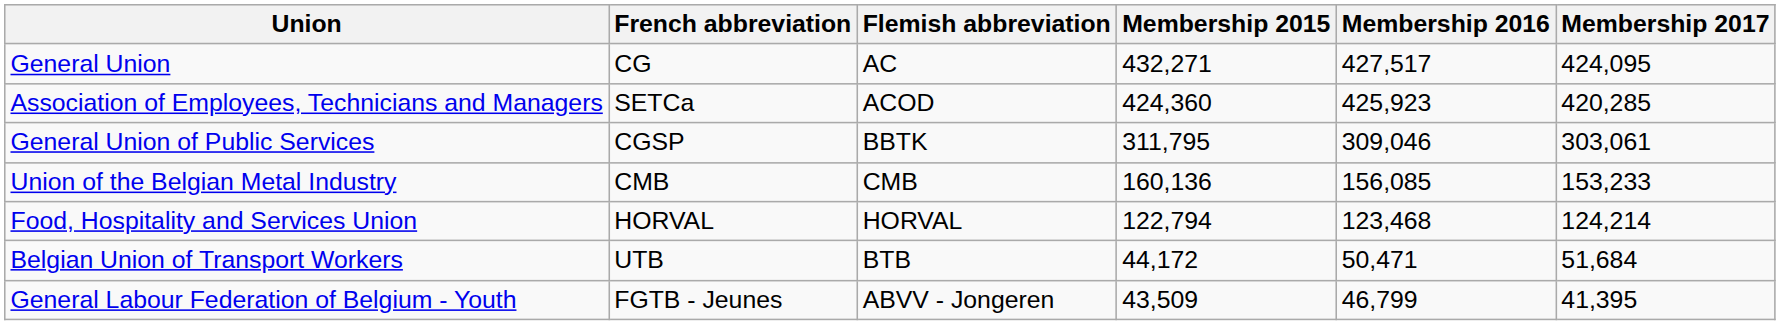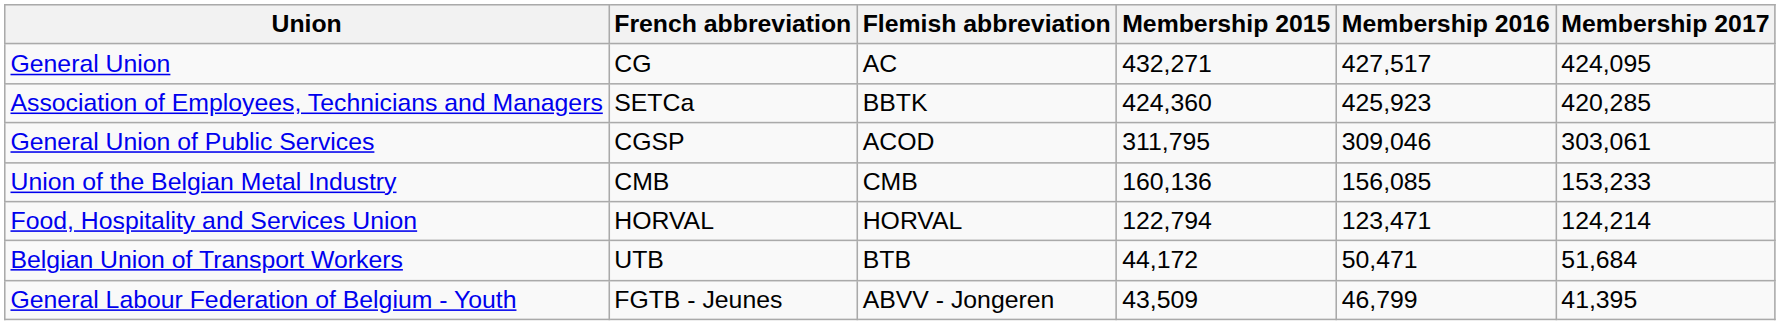(899, 102) ACOD -> (895, 102) BBTK
(895, 142) BBTK -> (899, 142) ACOD
(1387, 220) 123,468 -> (1387, 220) 123,471
